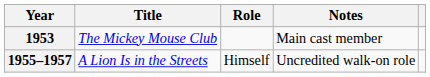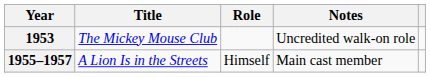(329, 38) Main cast member -> (346, 38) Uncredited walk-on role
(346, 60) Uncredited walk-on role -> (329, 60) Main cast member
